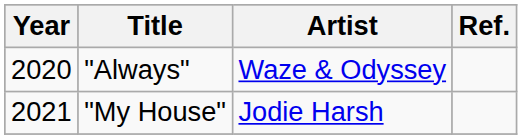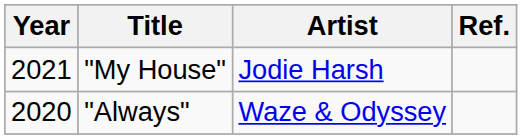rows swapped: (137, 69) <-> (155, 112)
